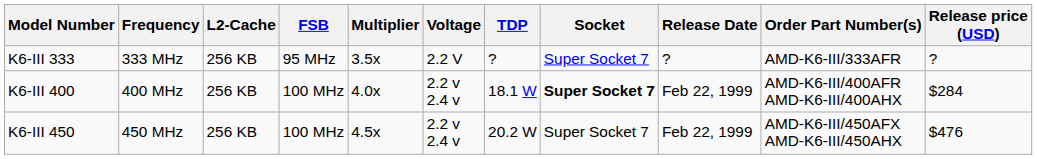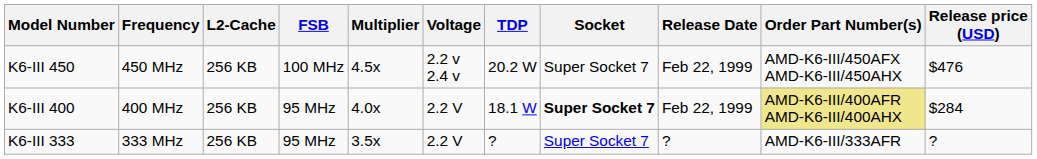rows swapped: (41, 58) <-> (41, 132)
(314, 91) 100 MHz -> (309, 108) 95 MHz
(443, 91) 2.2 v 2.4 v -> (445, 108) 2.2 V
(833, 91) no background -> (833, 108) khaki background
